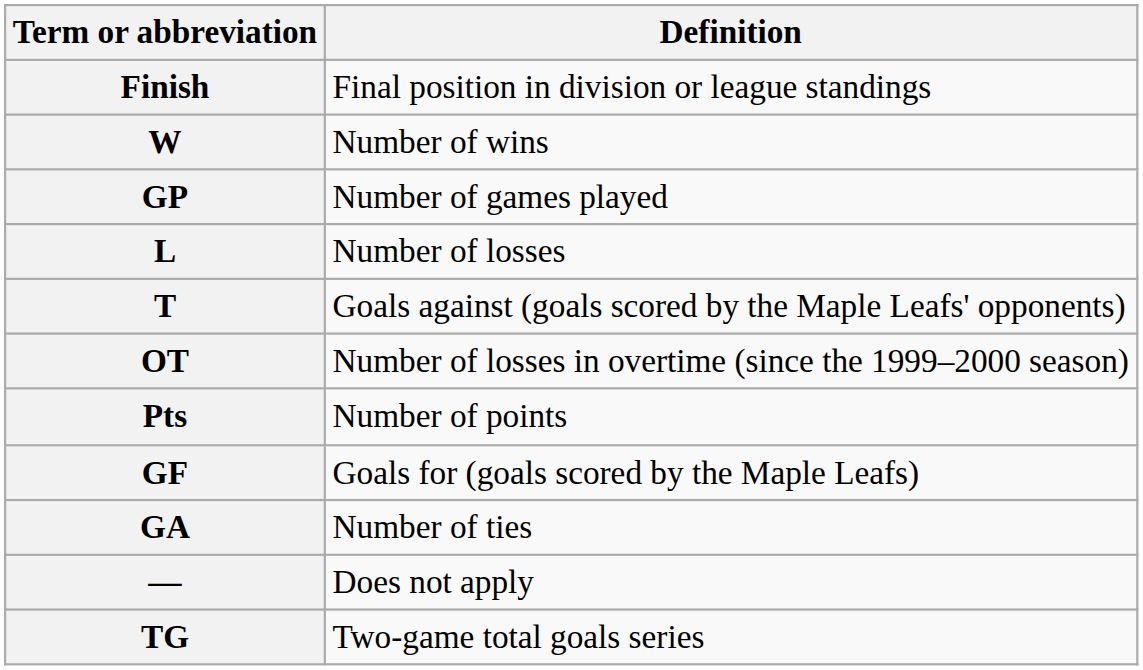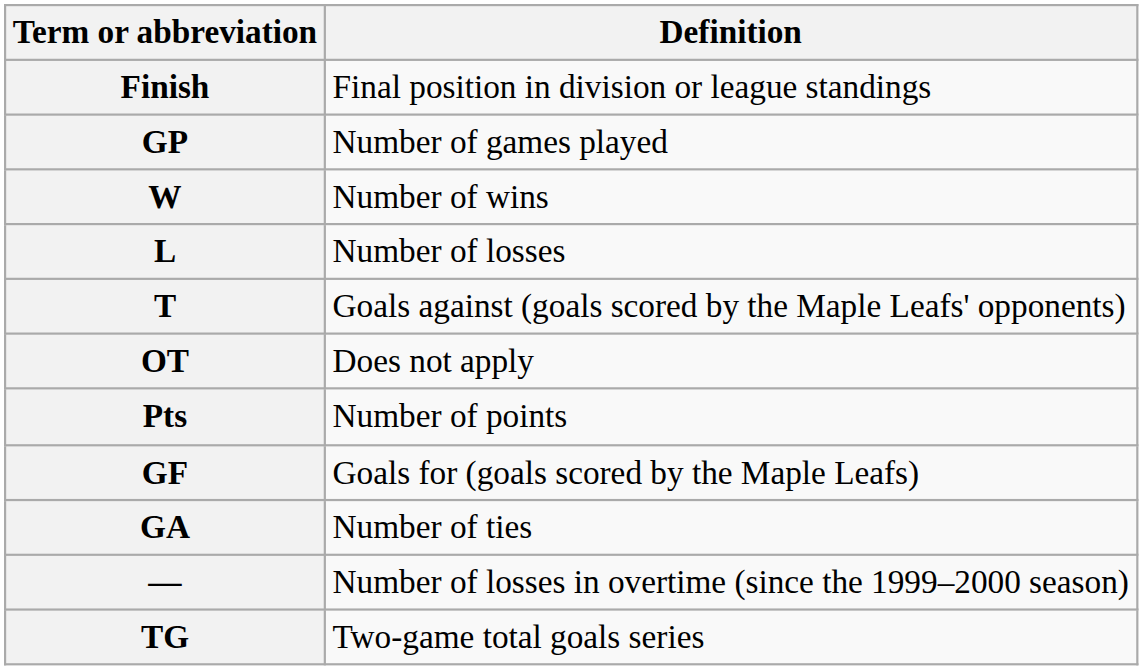rows swapped: (165, 196) <-> (165, 141)
(731, 361) Number of losses in overtime (since the 1999–2000 season) -> (433, 361) Does not apply
(433, 580) Does not apply -> (731, 580) Number of losses in overtime (since the 1999–2000 season)
